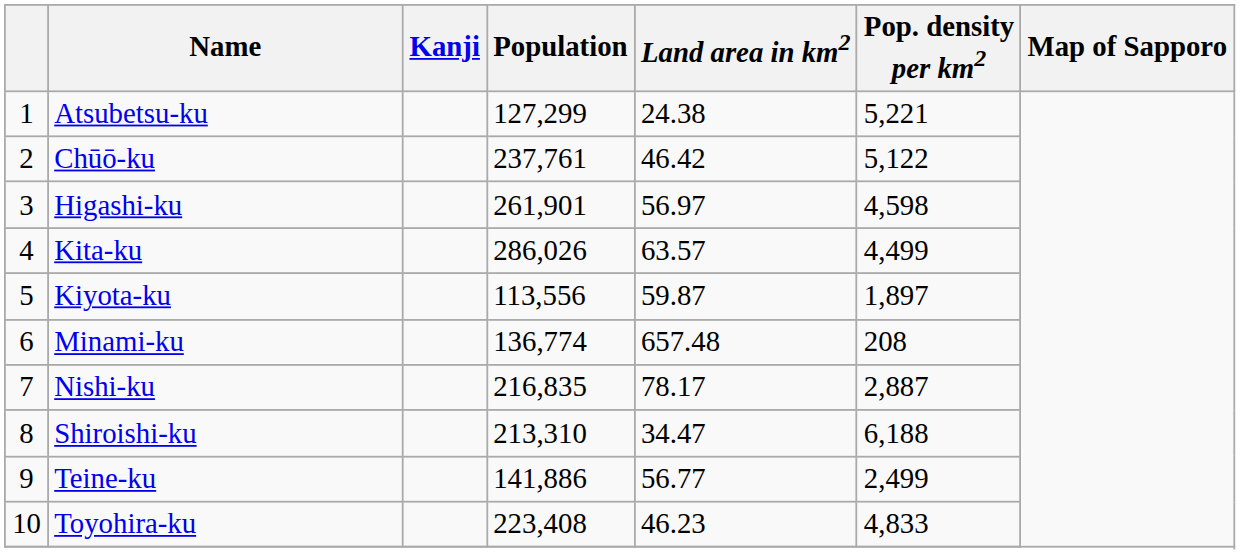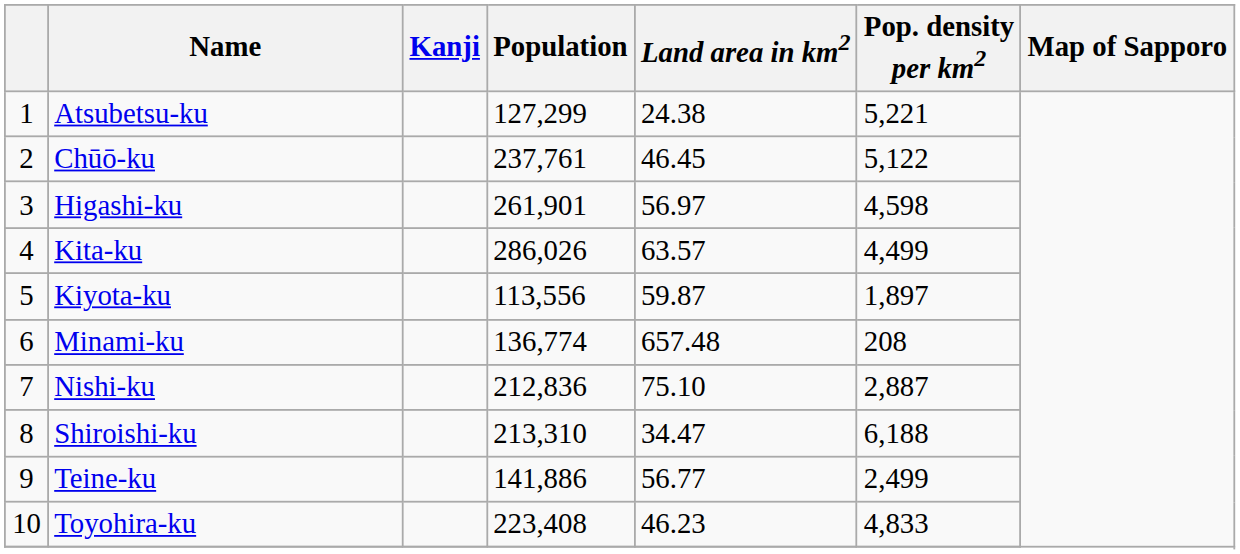(673, 158) 46.42 -> (673, 158) 46.45
(540, 387) 216,835 -> (540, 387) 212,836
(673, 387) 78.17 -> (673, 387) 75.10
